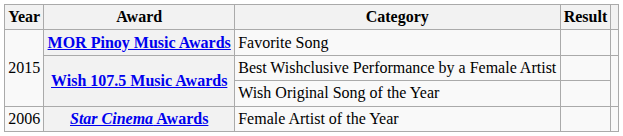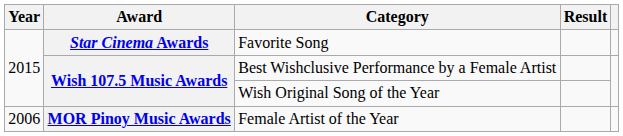(139, 42) MOR Pinoy Music Awards -> (139, 42) Star Cinema Awards
(139, 118) Star Cinema Awards -> (139, 118) MOR Pinoy Music Awards
